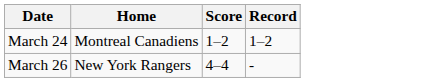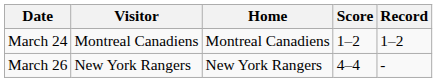+ column: (136, 16)
